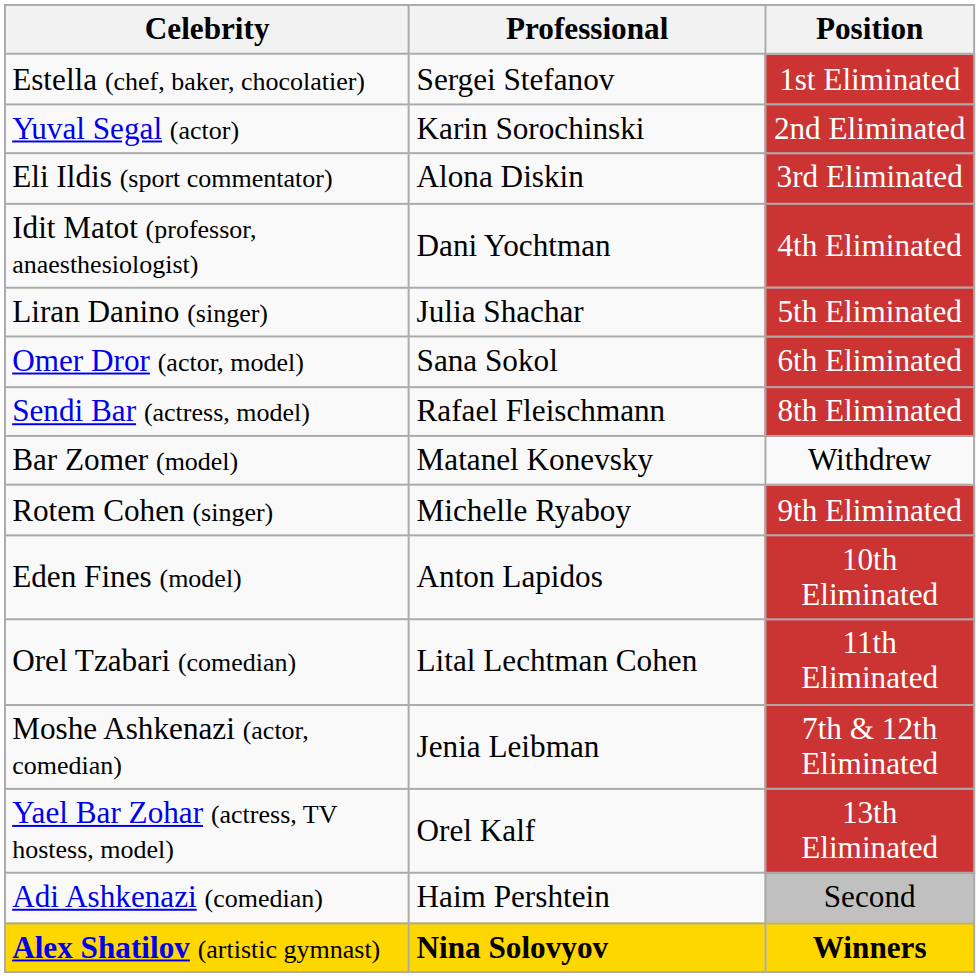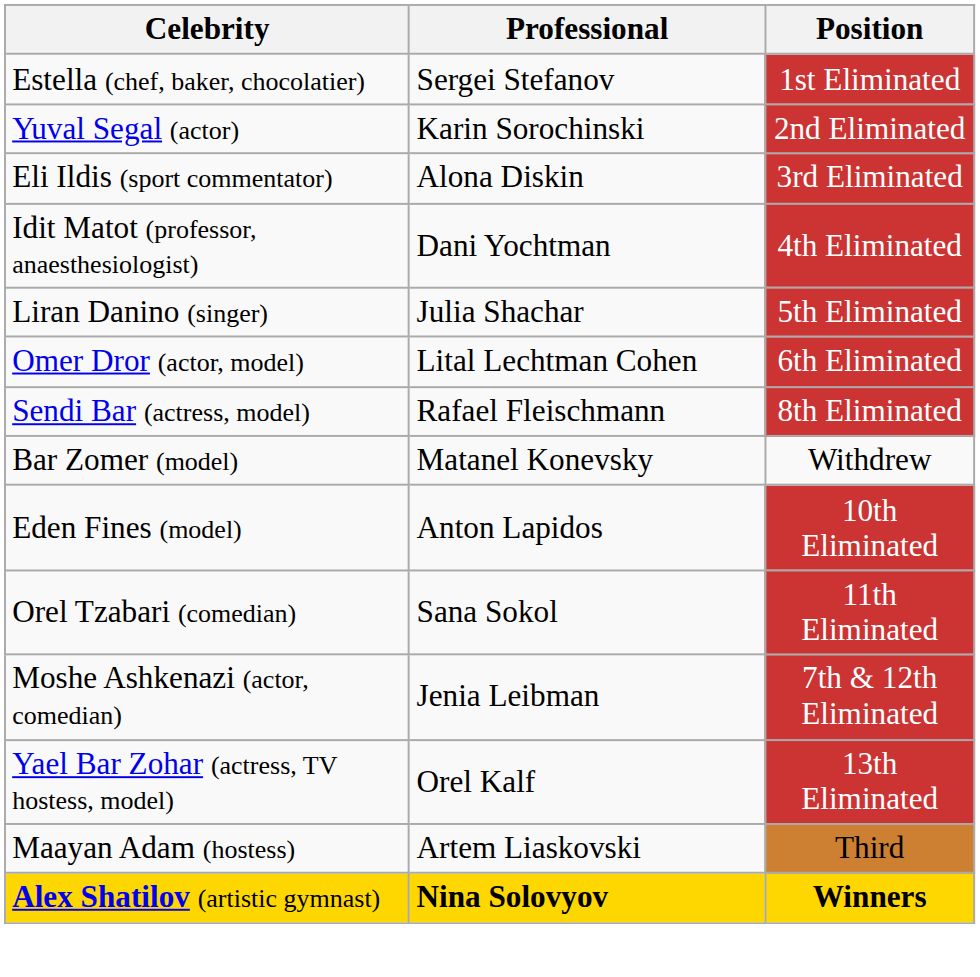(487, 361) Sana Sokol -> (557, 361) Lital Lechtman Cohen
- row: (143, 509)
(557, 661) Lital Lechtman Cohen -> (487, 611) Sana Sokol
+ row: (154, 847)
- row: (168, 897)
